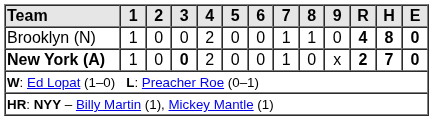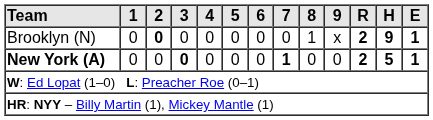(133, 38) 1 -> (133, 38) 0
(159, 38) normal -> (159, 38) bold
(210, 38) 2 -> (210, 38) 0
(286, 38) 1 -> (286, 38) 0
(337, 38) 0 -> (337, 38) x
(363, 38) 4 -> (363, 38) 2
(389, 38) 8 -> (389, 38) 9
(415, 38) 0 -> (415, 38) 1
(133, 60) 1 -> (133, 60) 0
(210, 60) 2 -> (210, 60) 0
(286, 60) normal -> (286, 60) bold
(337, 60) x -> (337, 60) 0
(389, 60) 7 -> (389, 60) 5
(415, 60) 0 -> (415, 60) 1
